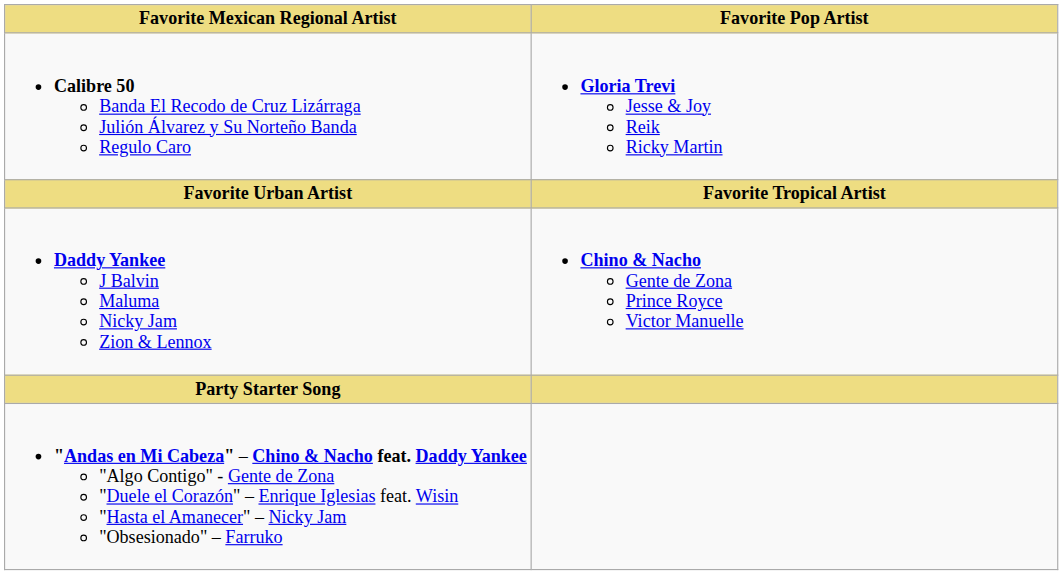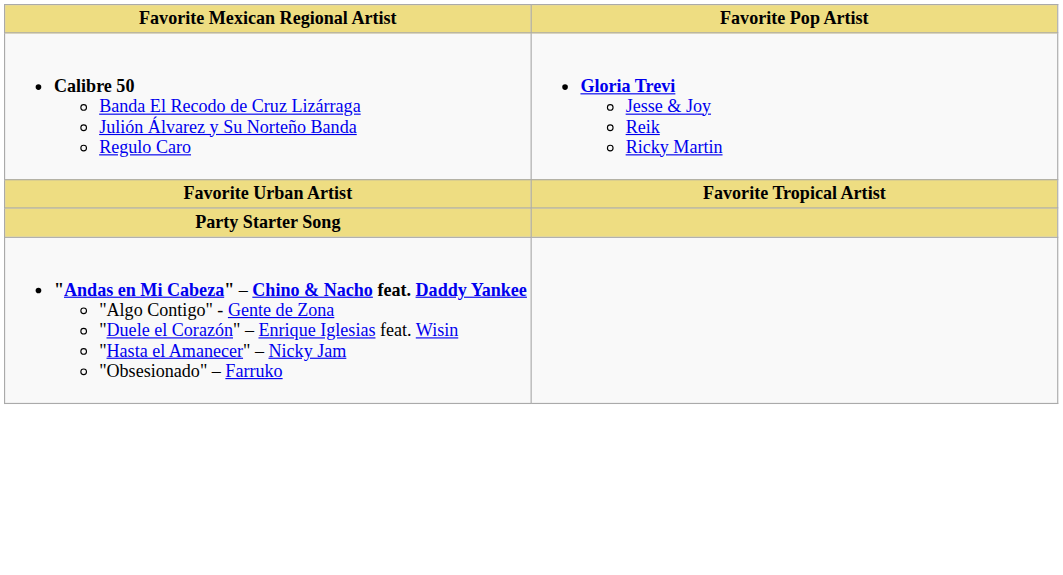- row: (268, 302)
